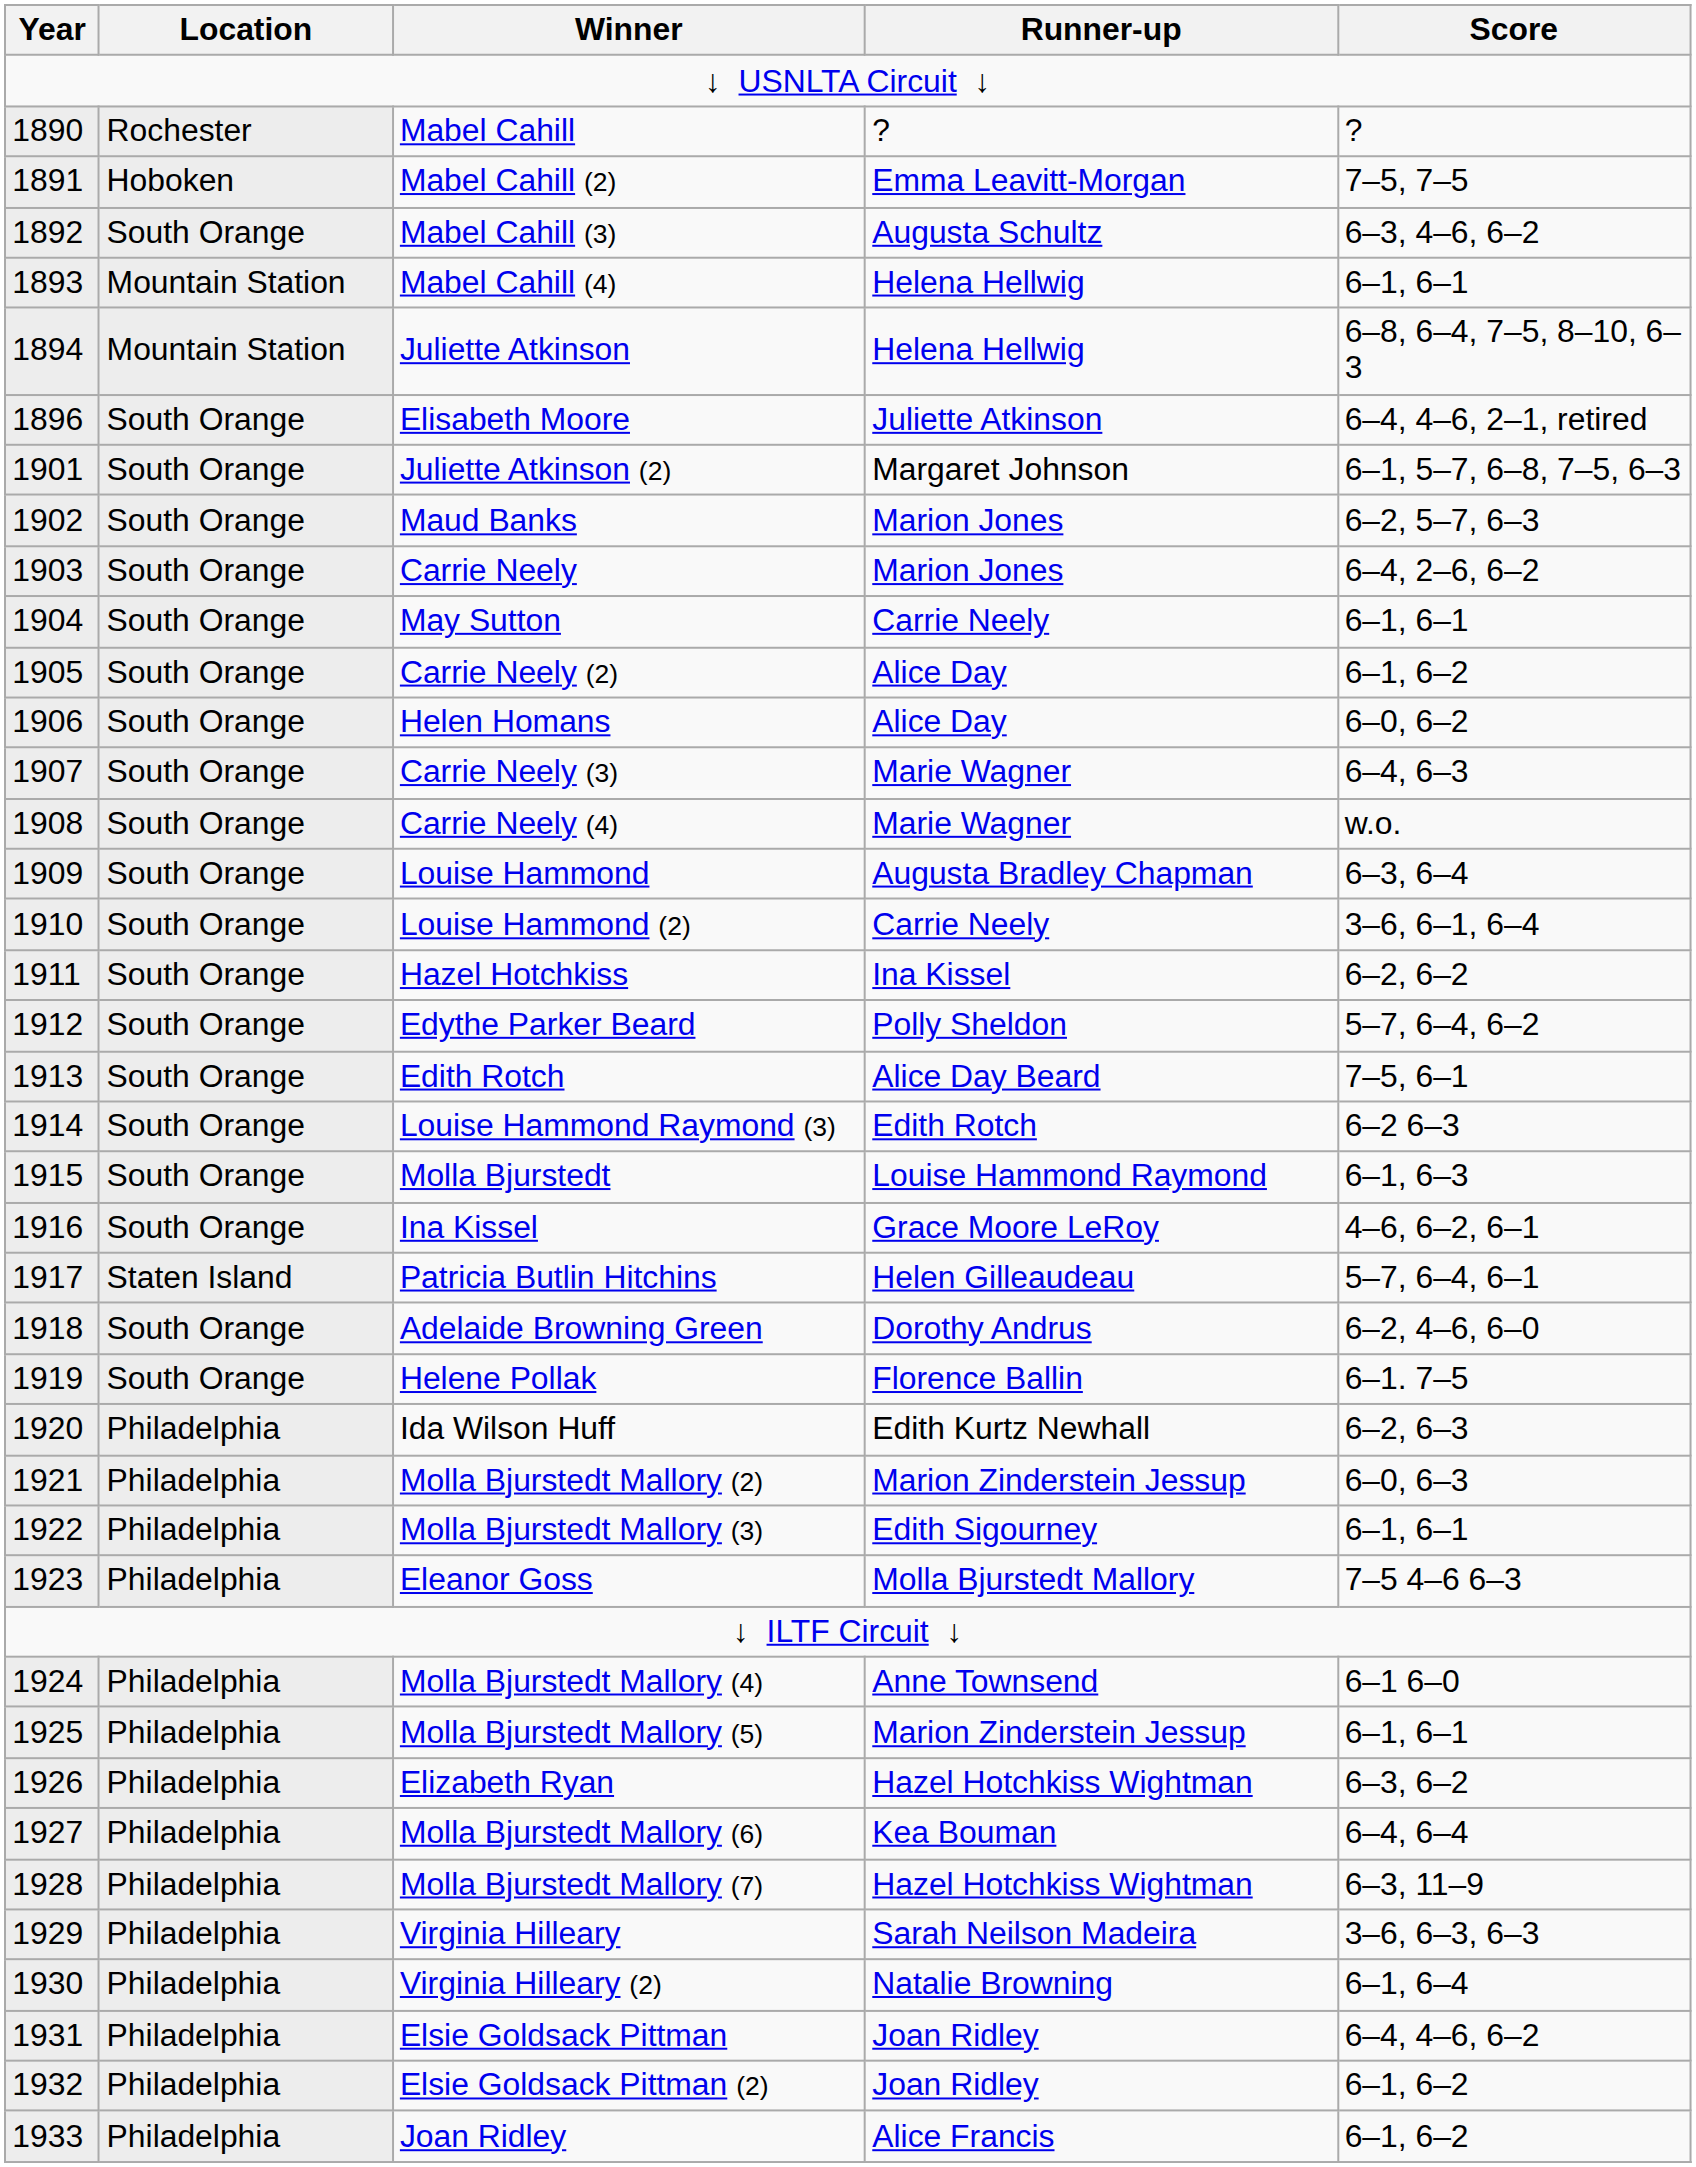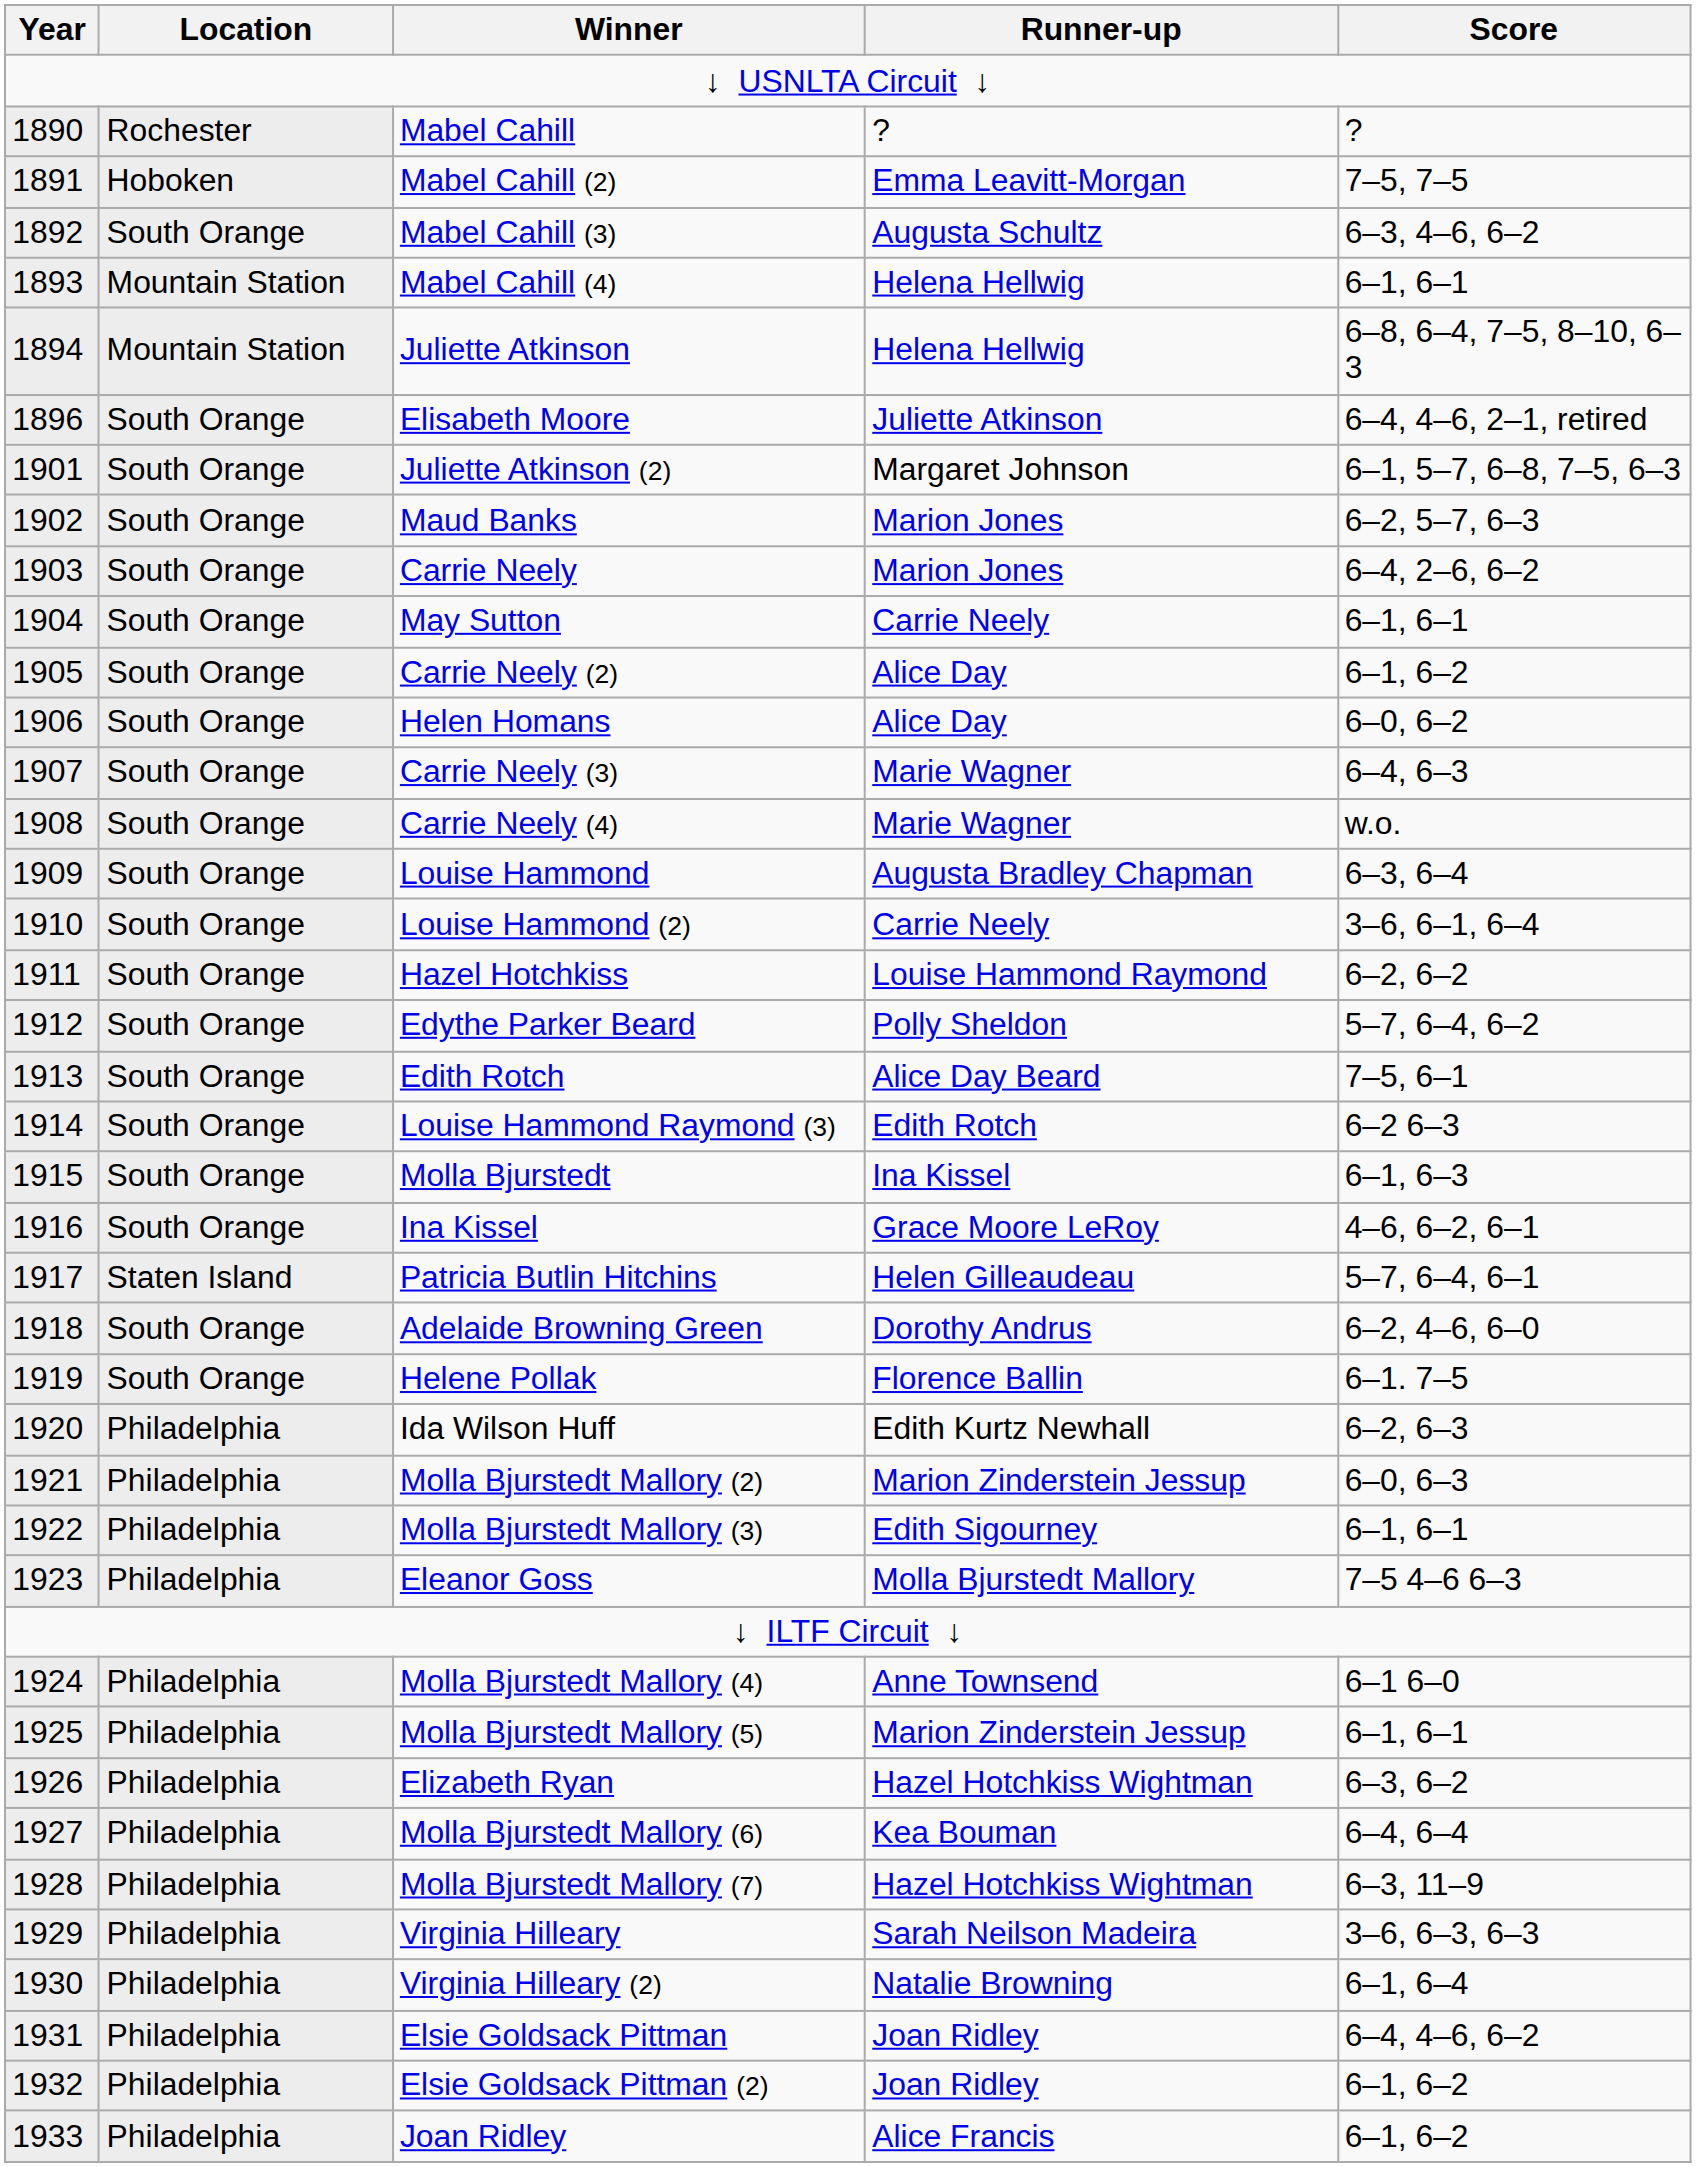(941, 974) Ina Kissel -> (1070, 974) Louise Hammond Raymond
(1070, 1176) Louise Hammond Raymond -> (941, 1176) Ina Kissel
